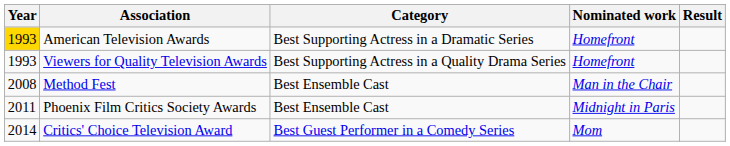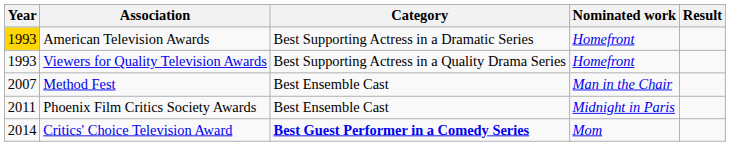(22, 84) 2008 -> (22, 84) 2007
(394, 130) normal -> (401, 130) bold
